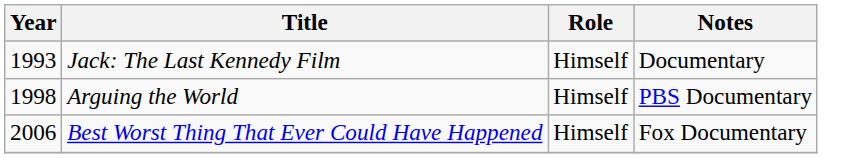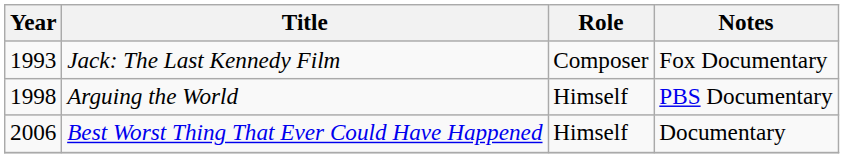(591, 59) Himself -> (601, 59) Composer
(702, 59) Documentary -> (743, 59) Fox Documentary
(723, 133) Fox Documentary -> (722, 133) Documentary
